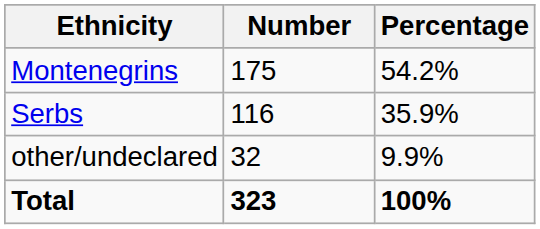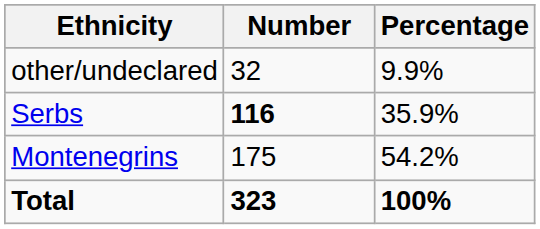rows swapped: (95, 69) <-> (114, 157)
(252, 113) normal -> (253, 113) bold
